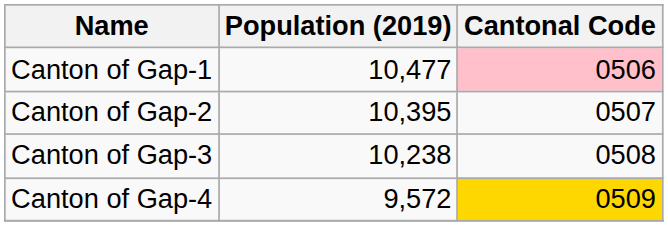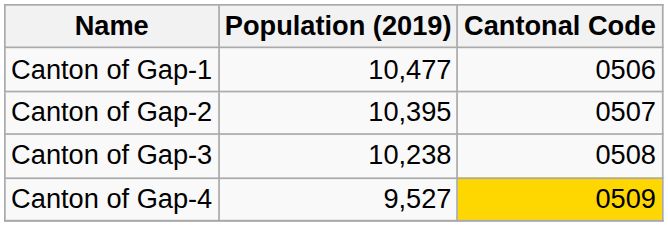(626, 69) pink background -> (626, 69) no background
(417, 198) 9,572 -> (417, 198) 9,527
